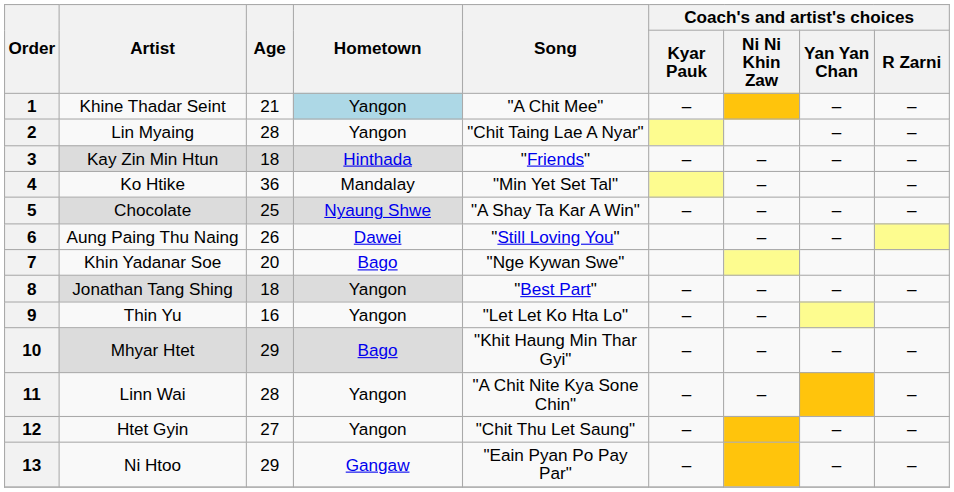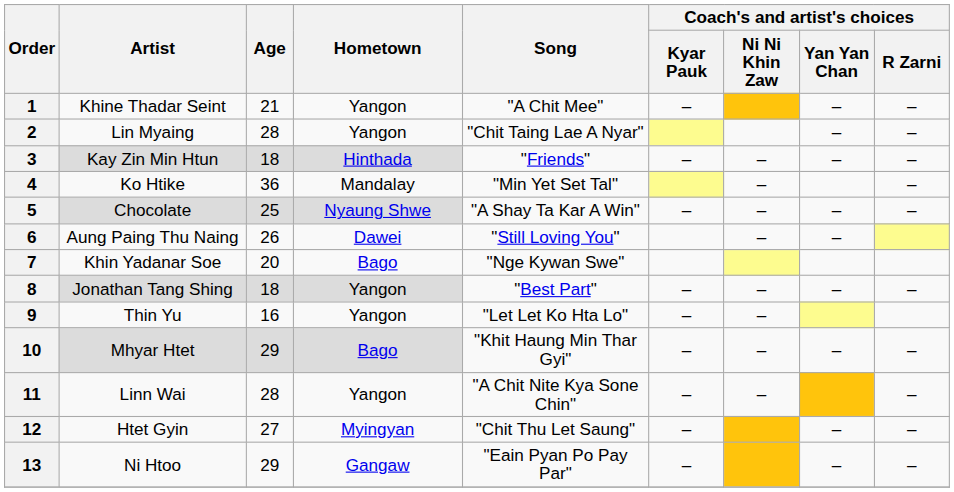(378, 106) lightblue background -> (378, 106) no background
(378, 429) Yangon -> (378, 429) Myingyan
